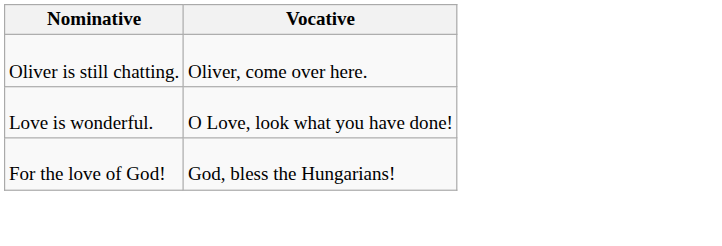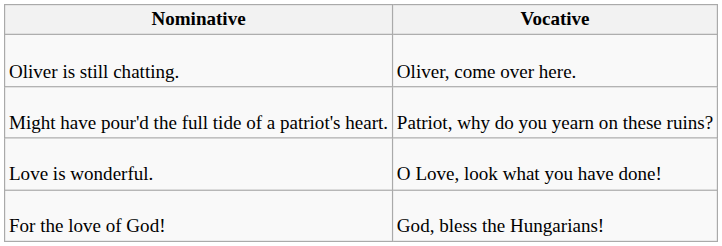+ row: (199, 122)
